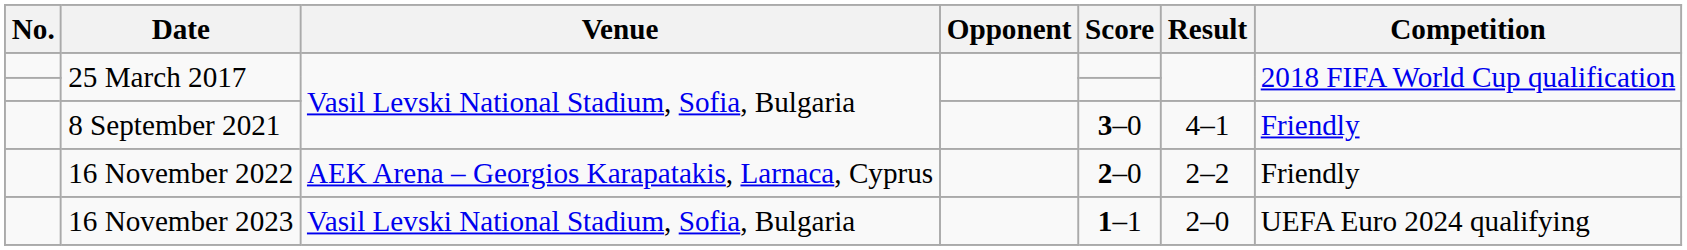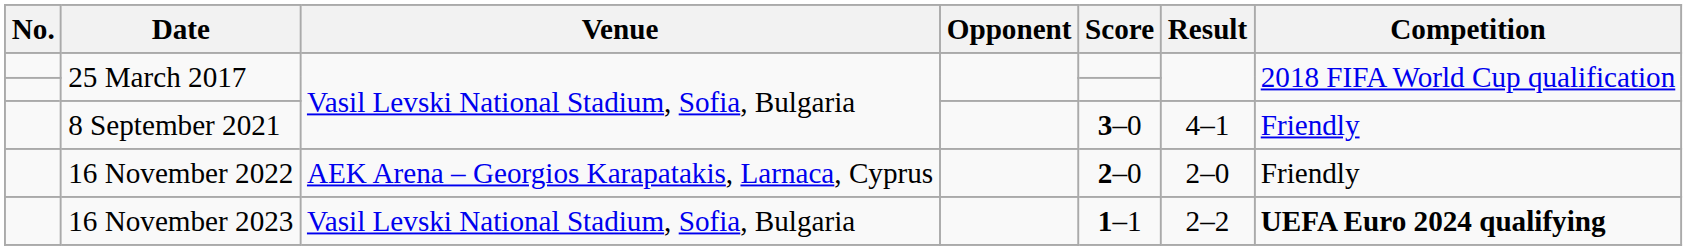(1207, 173) 2–2 -> (1207, 173) 2–0
(1207, 221) 2–0 -> (1207, 221) 2–2
(1425, 221) normal -> (1433, 221) bold
